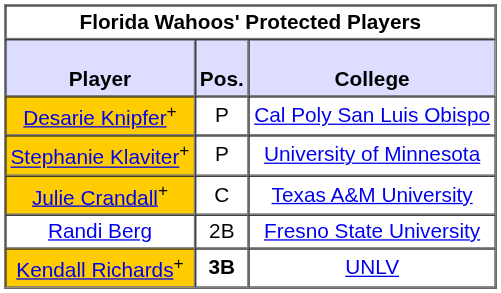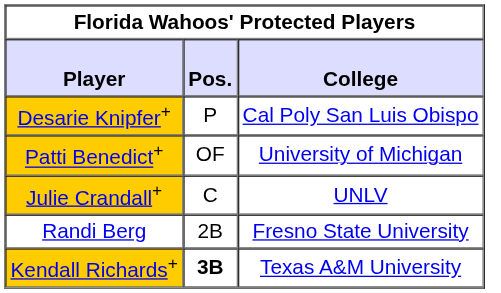- row: (100, 155)
+ row: (94, 155)
(372, 194) Texas A&M University -> (361, 194) UNLV
(372, 267) UNLV -> (361, 267) Texas A&M University
